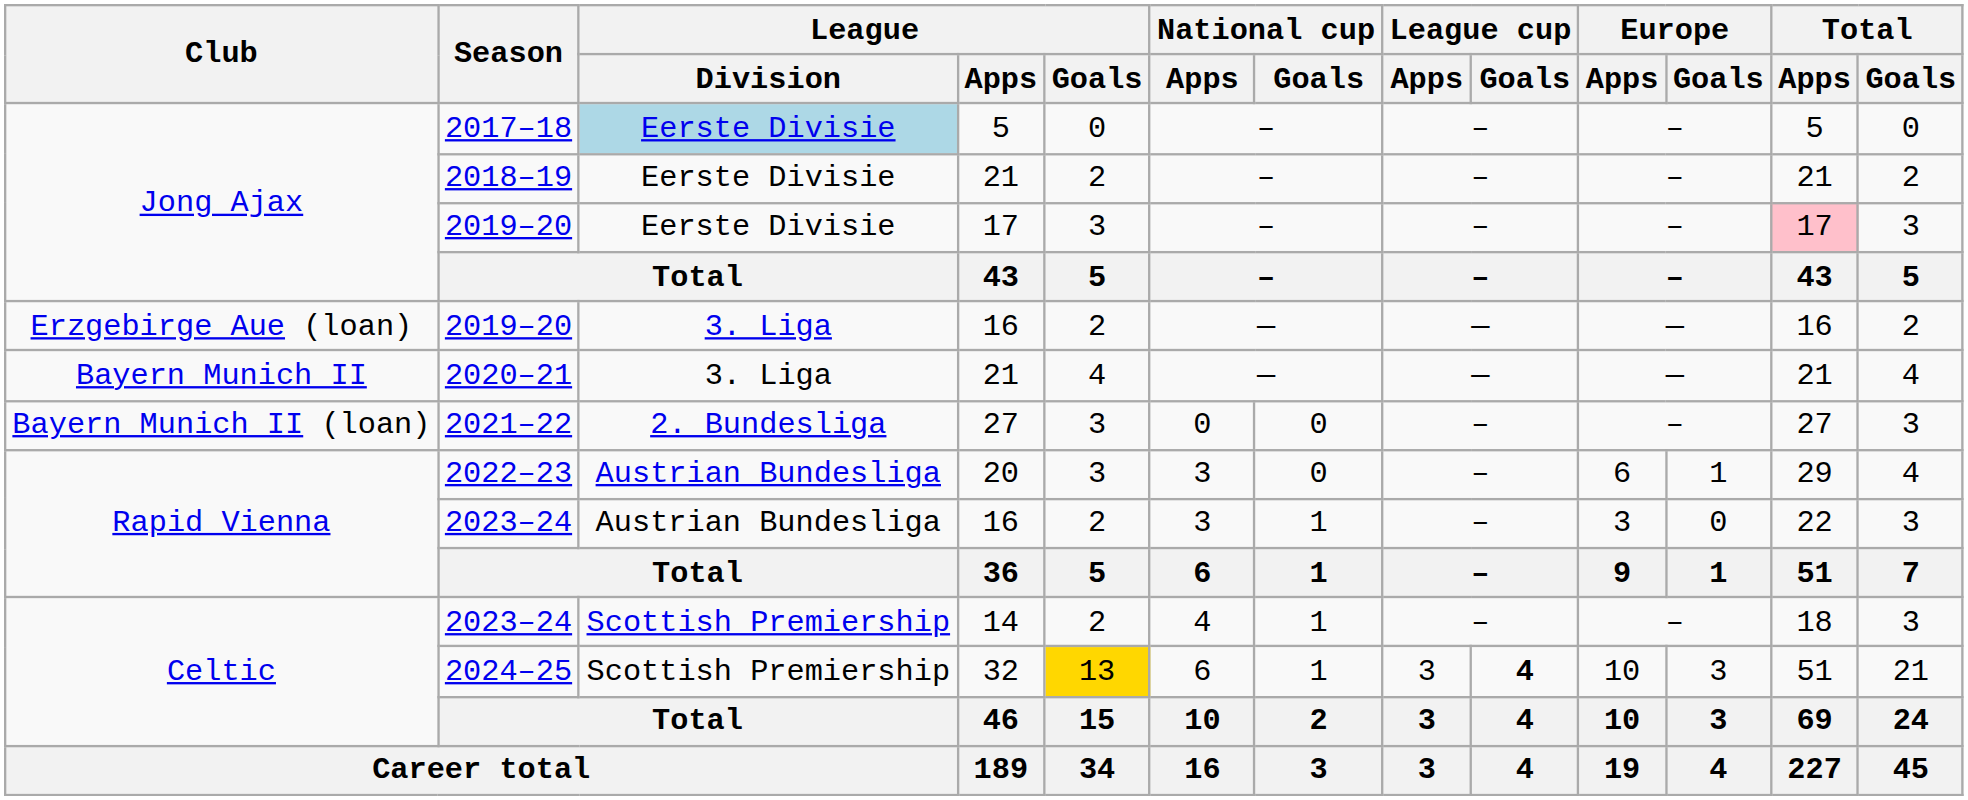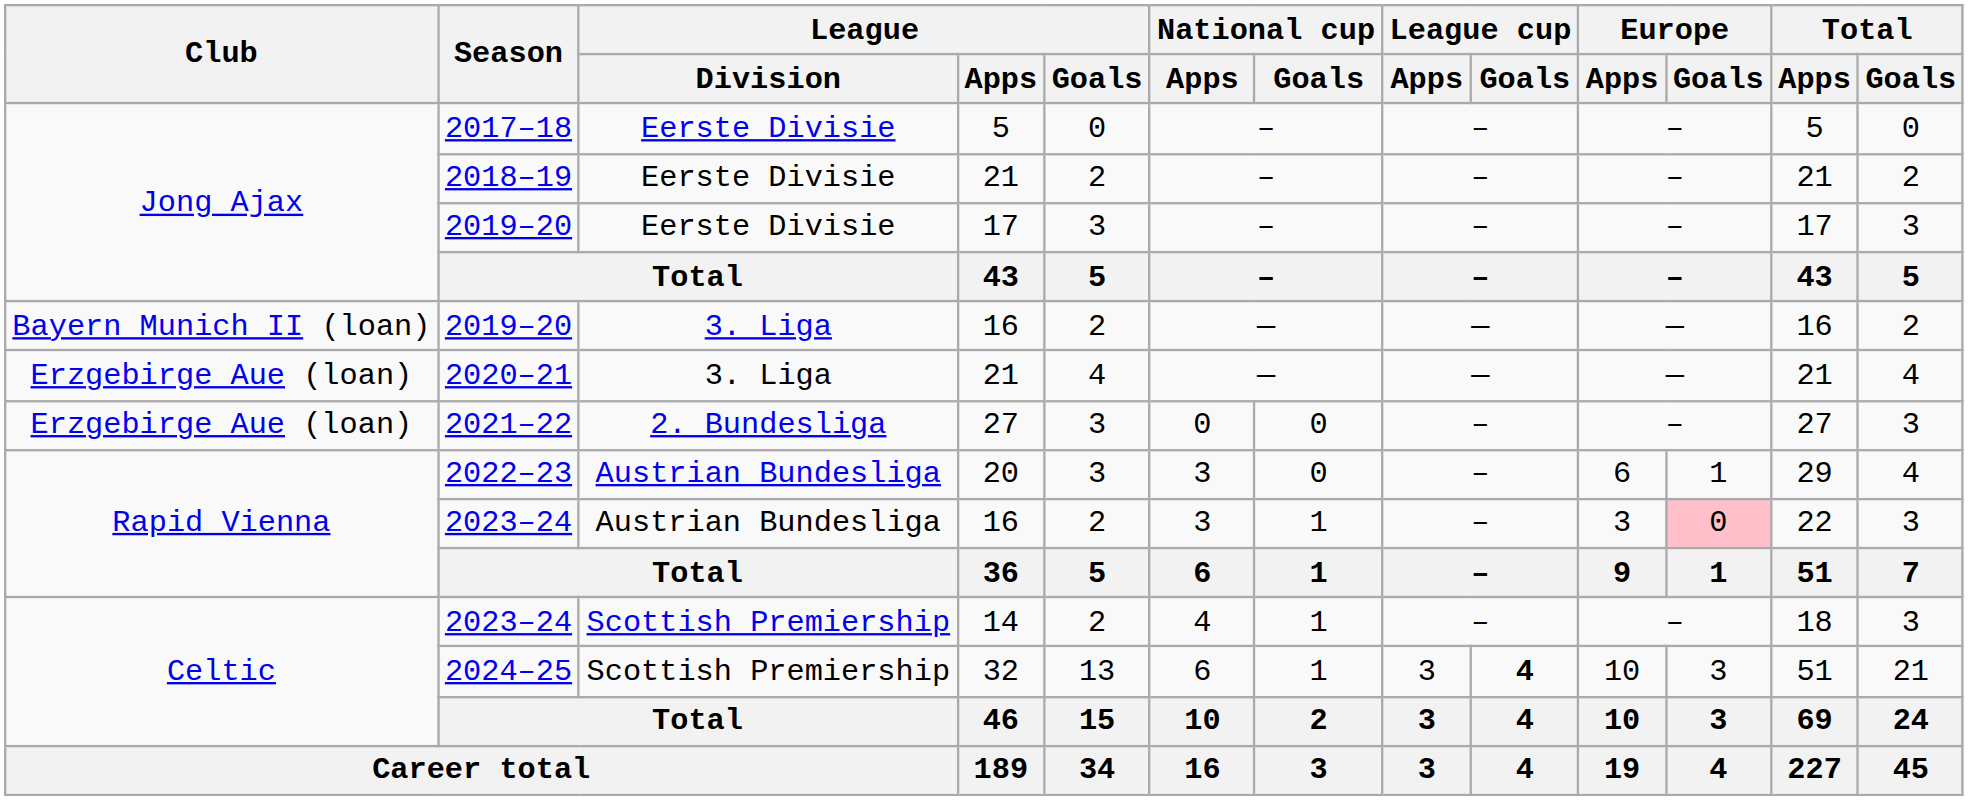(768, 129) lightblue background -> (768, 129) no background
(1815, 227) pink background -> (1815, 227) no background
(221, 326) Erzgebirge Aue (loan) -> (221, 326) Bayern Munich II (loan)
(221, 375) Bayern Munich II -> (221, 375) Erzgebirge Aue (loan)
(221, 425) Bayern Munich II (loan) -> (221, 425) Erzgebirge Aue (loan)
(1718, 524) no background -> (1718, 524) pink background
(1097, 672) gold background -> (1097, 672) no background
